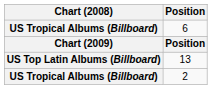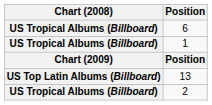+ row: (185, 44)
